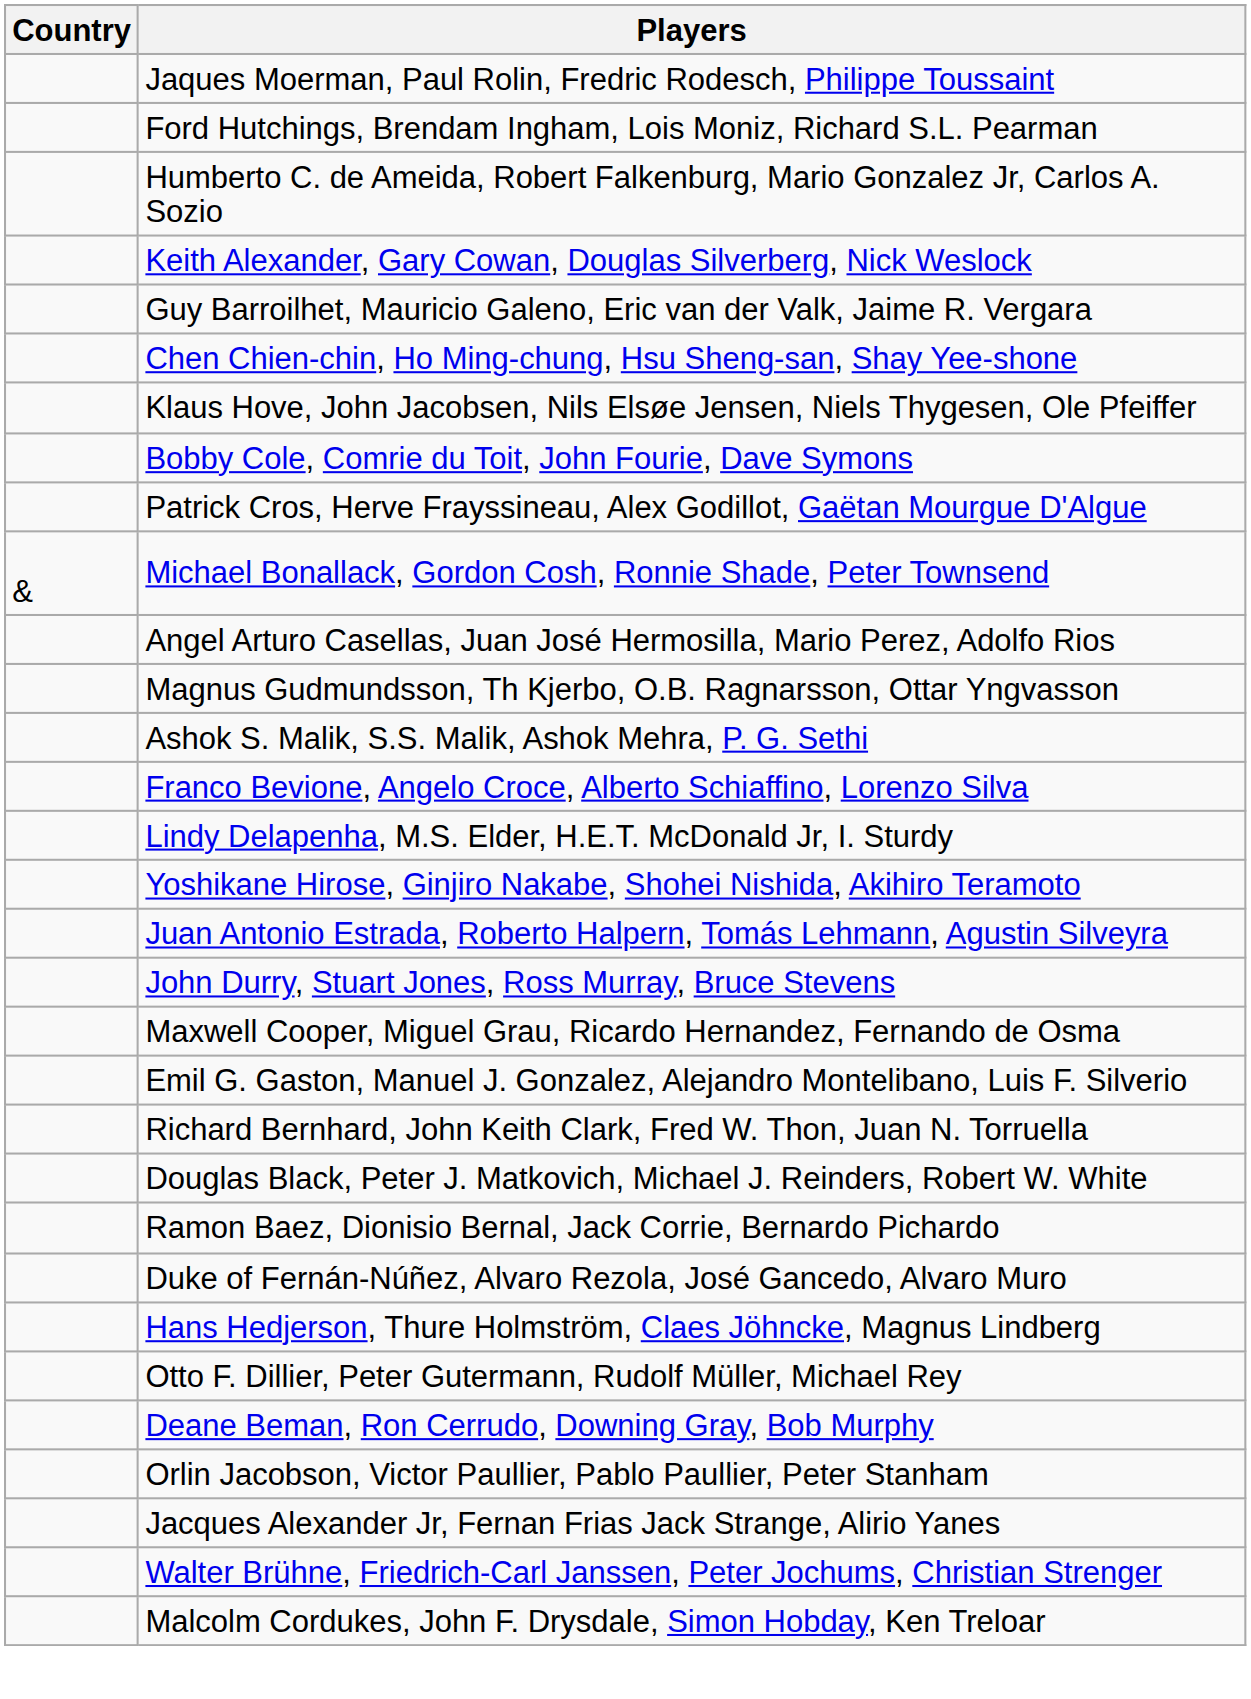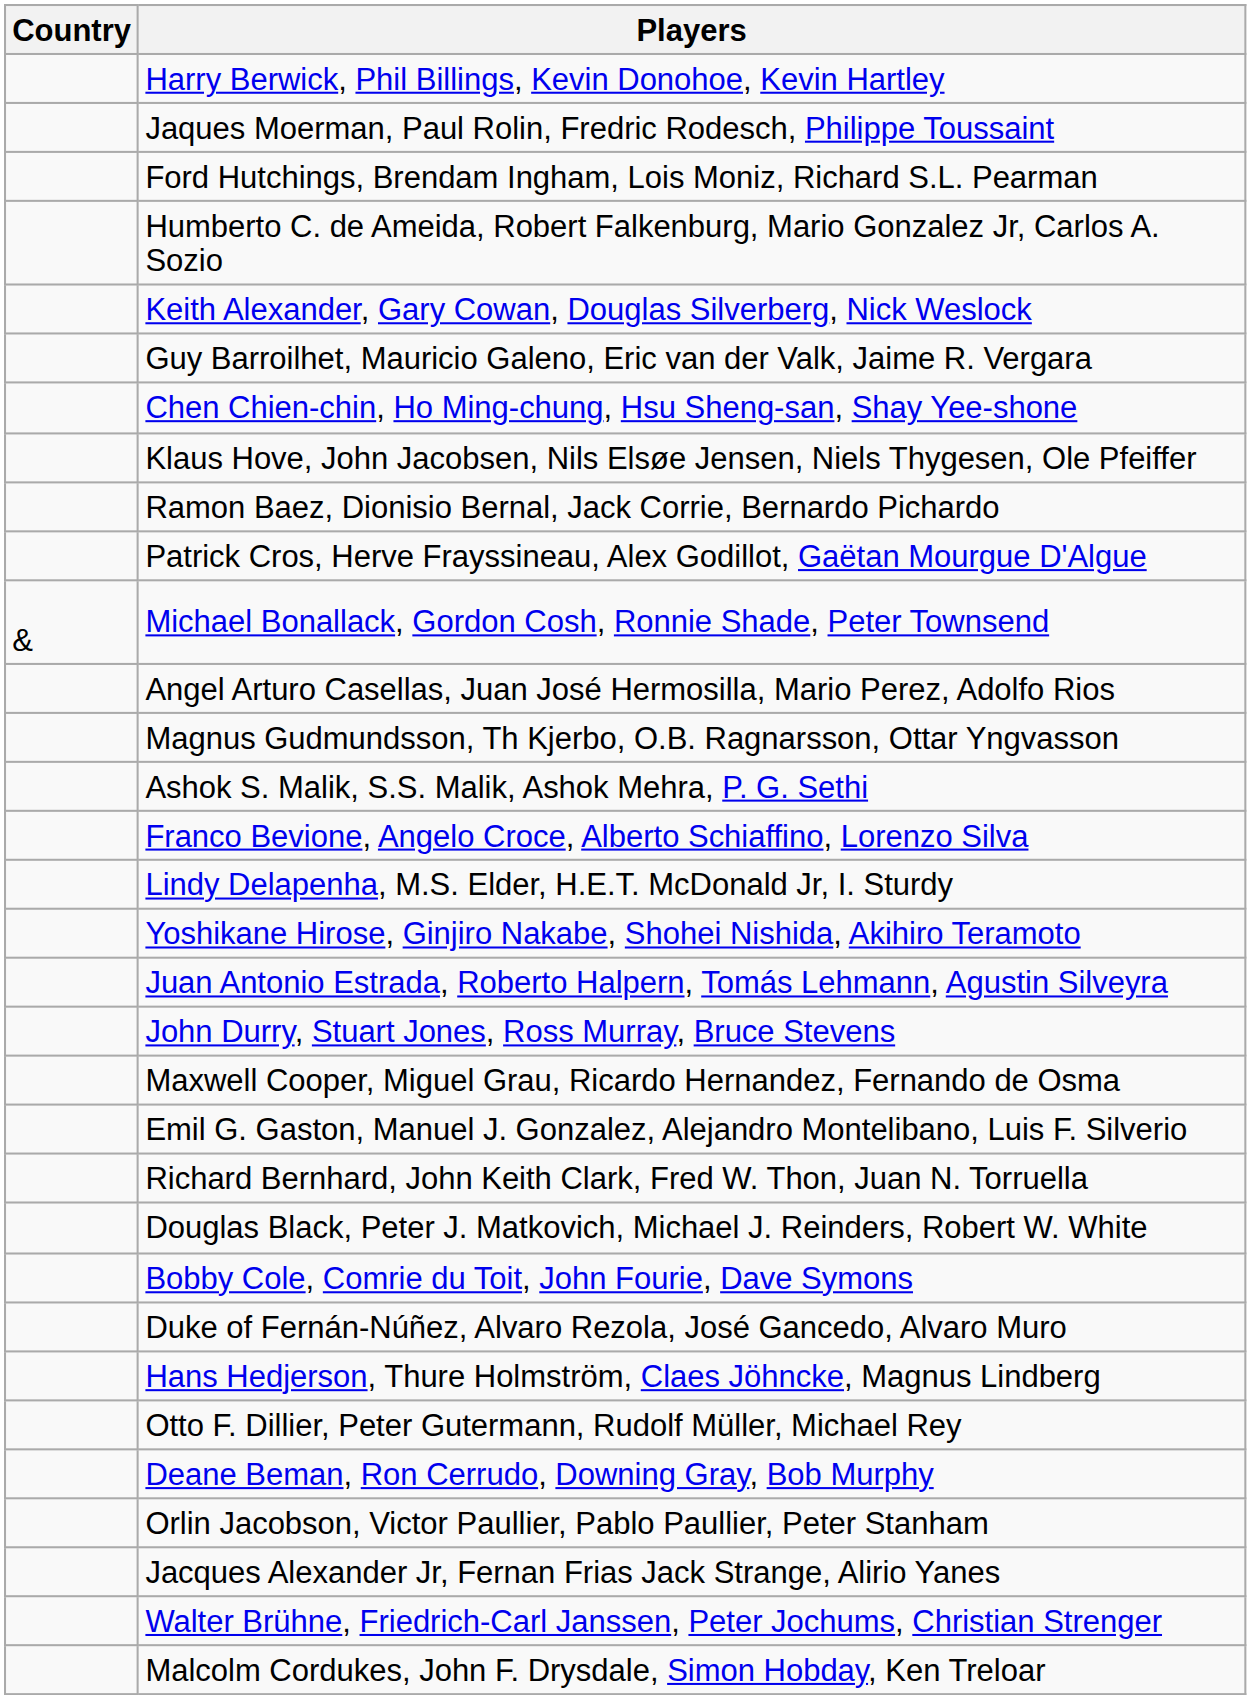+ row: (545, 79)
rows swapped: (572, 1228) <-> (529, 457)
